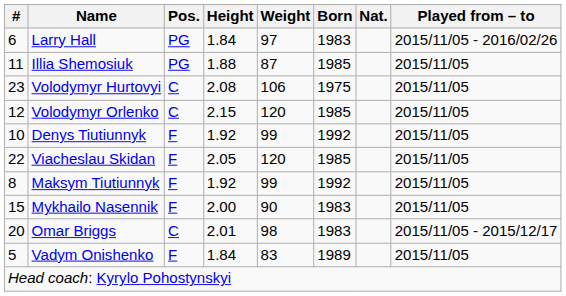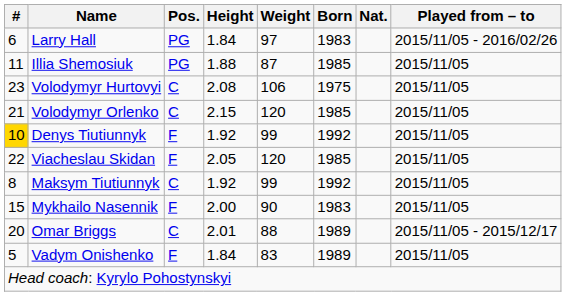(16, 111) 12 -> (16, 111) 21
(16, 135) no background -> (16, 135) gold background
(173, 183) F -> (174, 183) C
(269, 231) 98 -> (269, 231) 88
(334, 231) 1983 -> (334, 231) 1989
